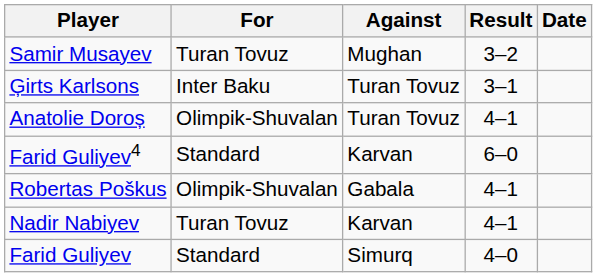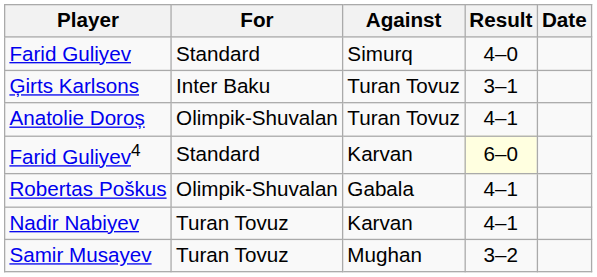rows swapped: (81, 53) <-> (70, 255)
(501, 154) no background -> (501, 154) lightyellow background
